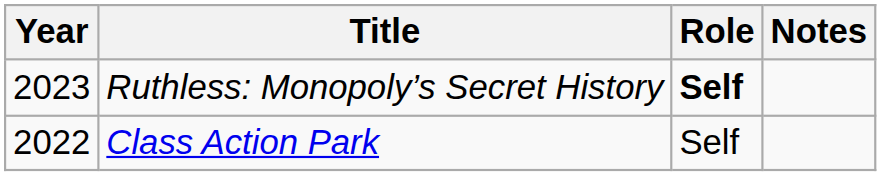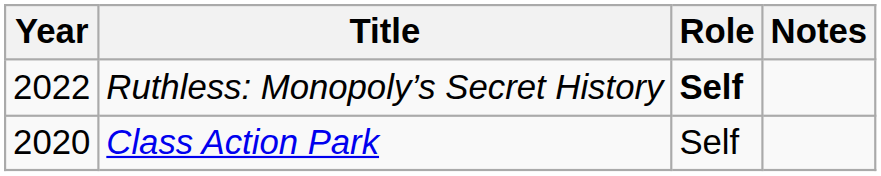(52, 87) 2023 -> (52, 87) 2022
(52, 142) 2022 -> (52, 142) 2020
